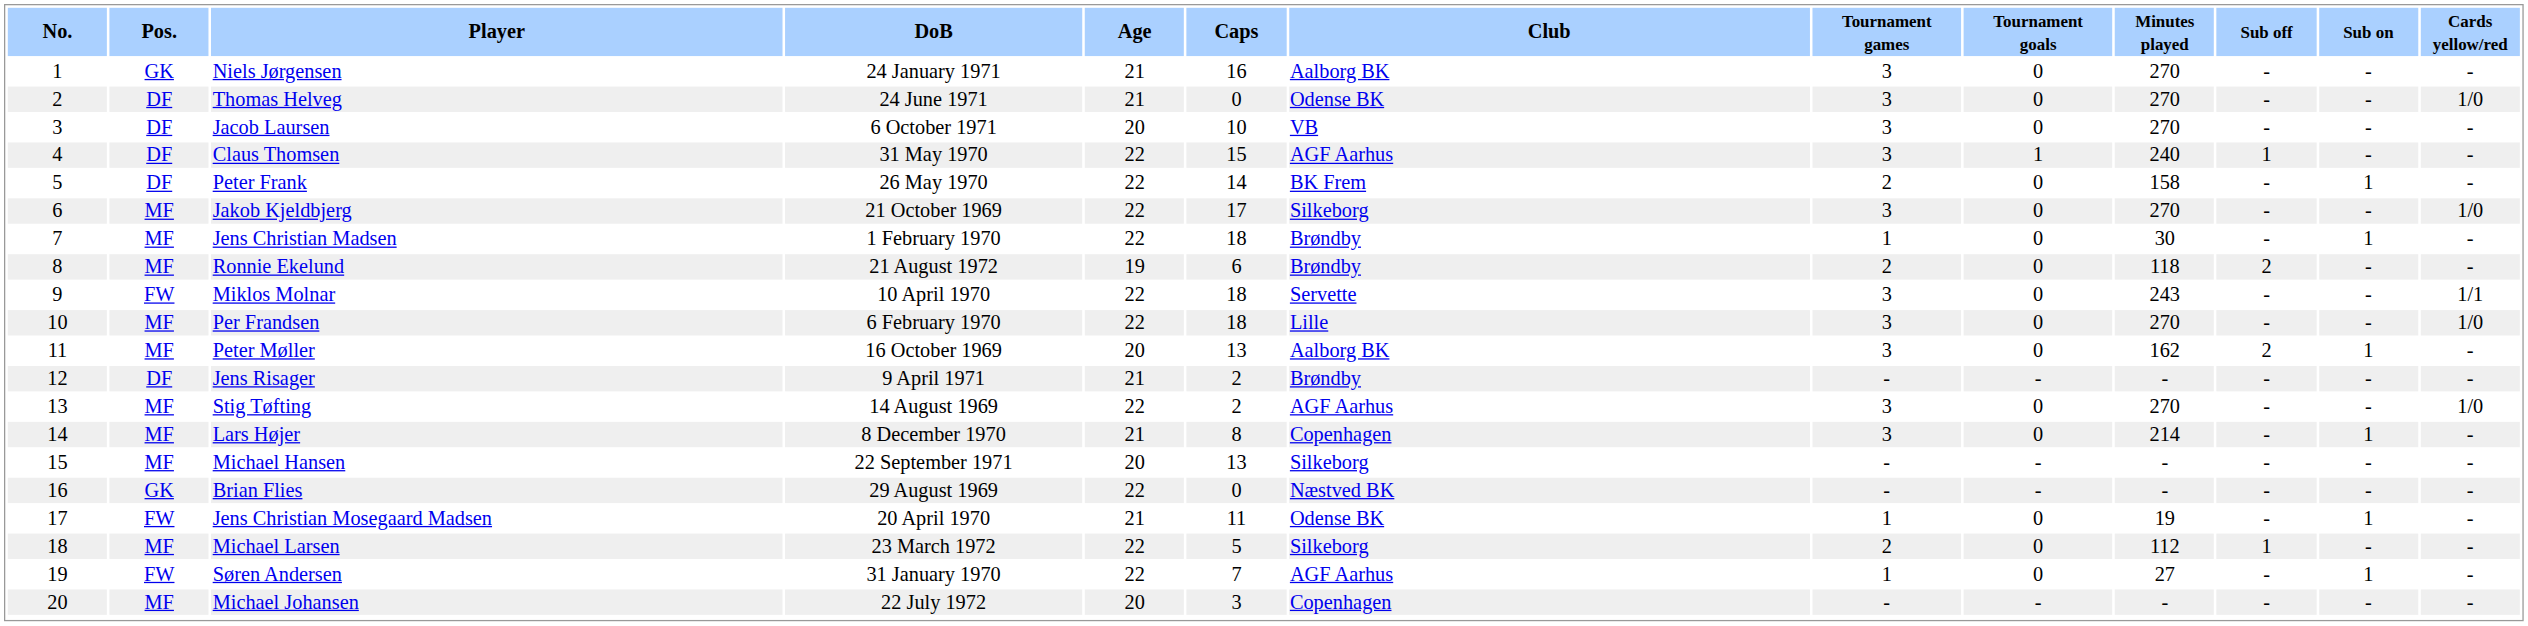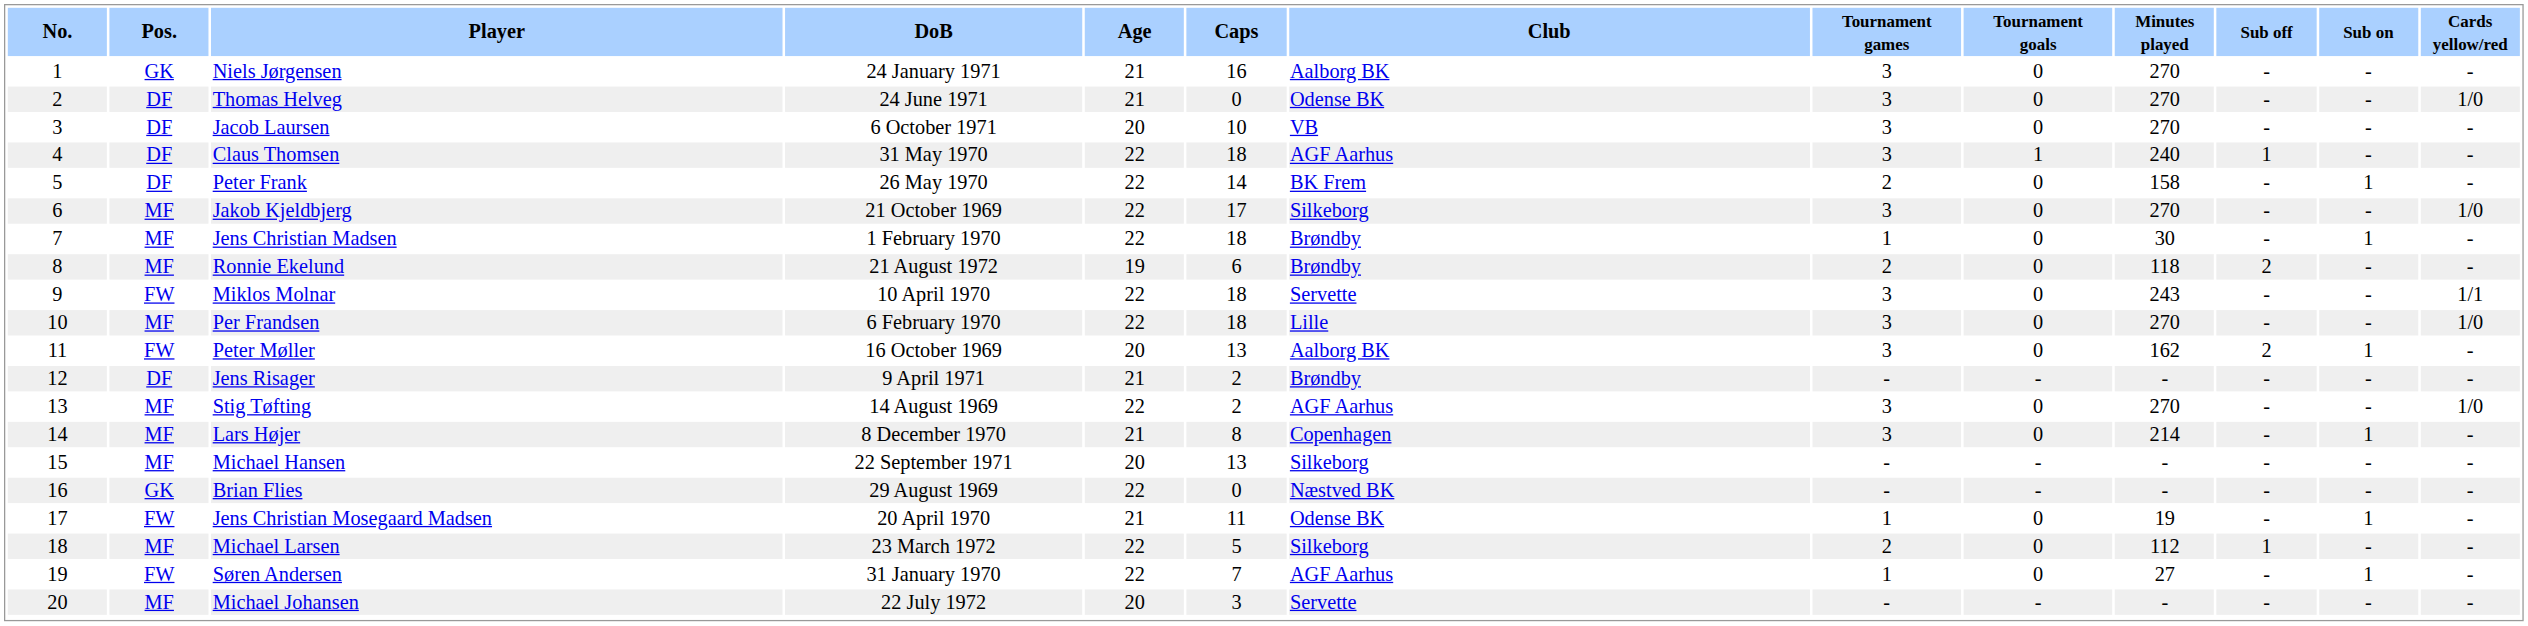(1236, 154) 15 -> (1236, 154) 18
(159, 350) MF -> (159, 350) FW
(1341, 602) Copenhagen -> (1323, 602) Servette
